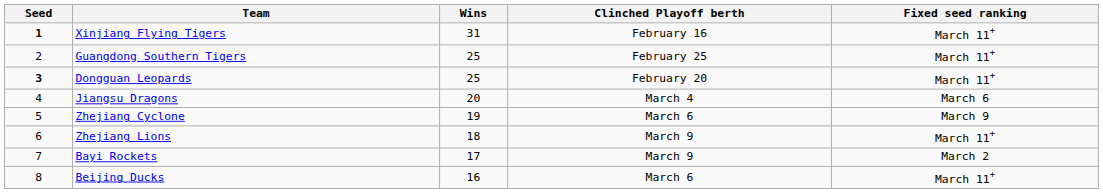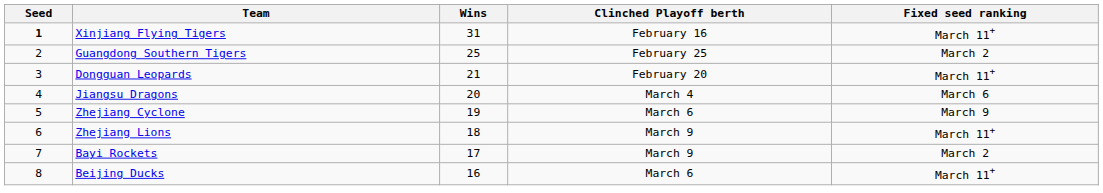(965, 56) March 11+ -> (965, 54) March 2
(39, 78) bold -> (39, 75) normal
(473, 78) 25 -> (473, 75) 21
